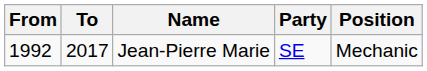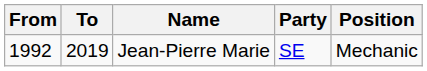(87, 50) 2017 -> (87, 50) 2019
